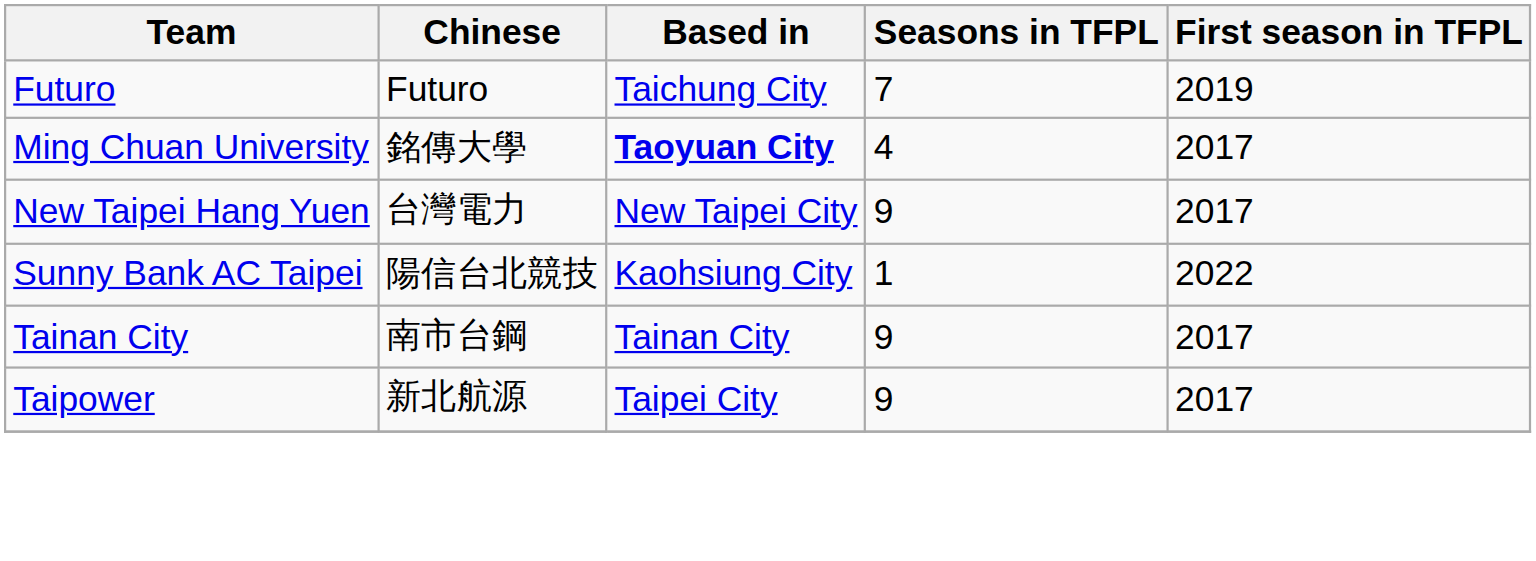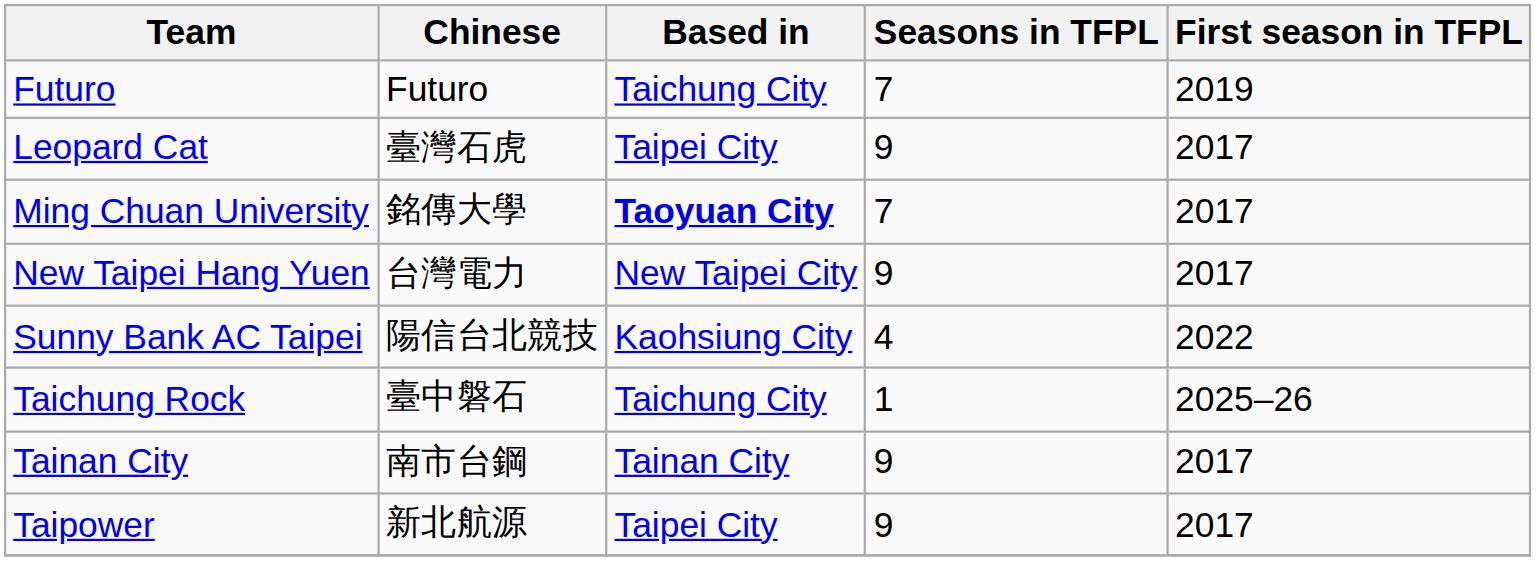+ row: (111, 148)
(884, 148) 4 -> (884, 210) 7
(884, 273) 1 -> (884, 336) 4
+ row: (129, 398)
